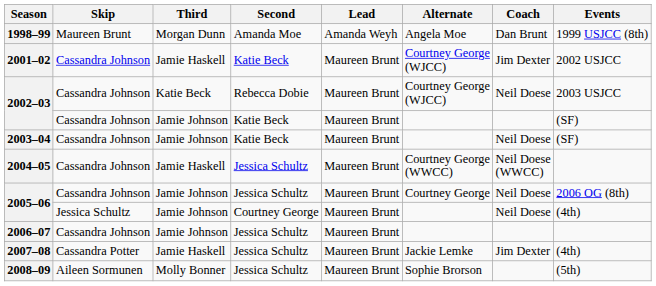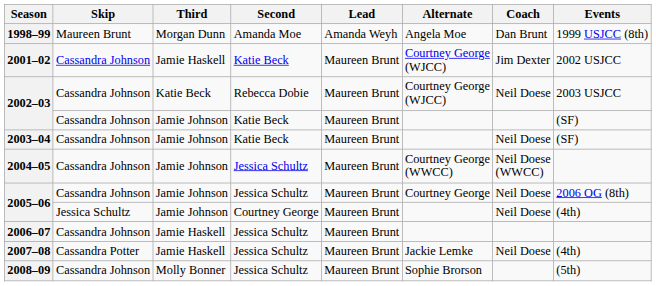(191, 166) Jamie Haskell -> (192, 166) Jamie Johnson
(192, 231) Jamie Johnson -> (191, 231) Jamie Haskell
(523, 251) Jim Dexter -> (523, 251) Neil Doese
(99, 270) Aileen Sormunen -> (103, 270) Cassandra Johnson
